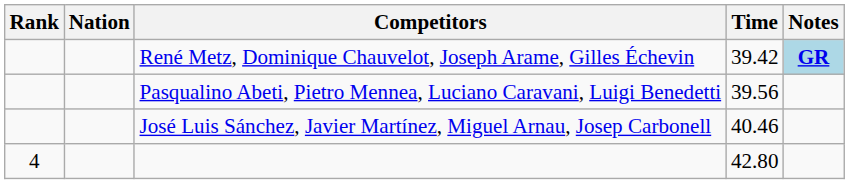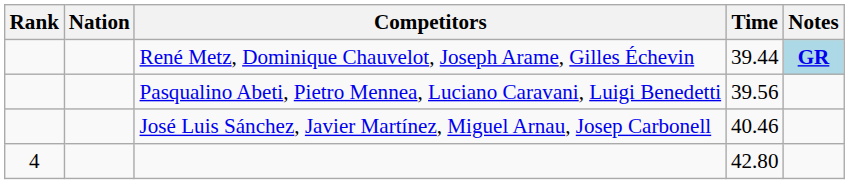(755, 56) 39.42 -> (755, 56) 39.44
